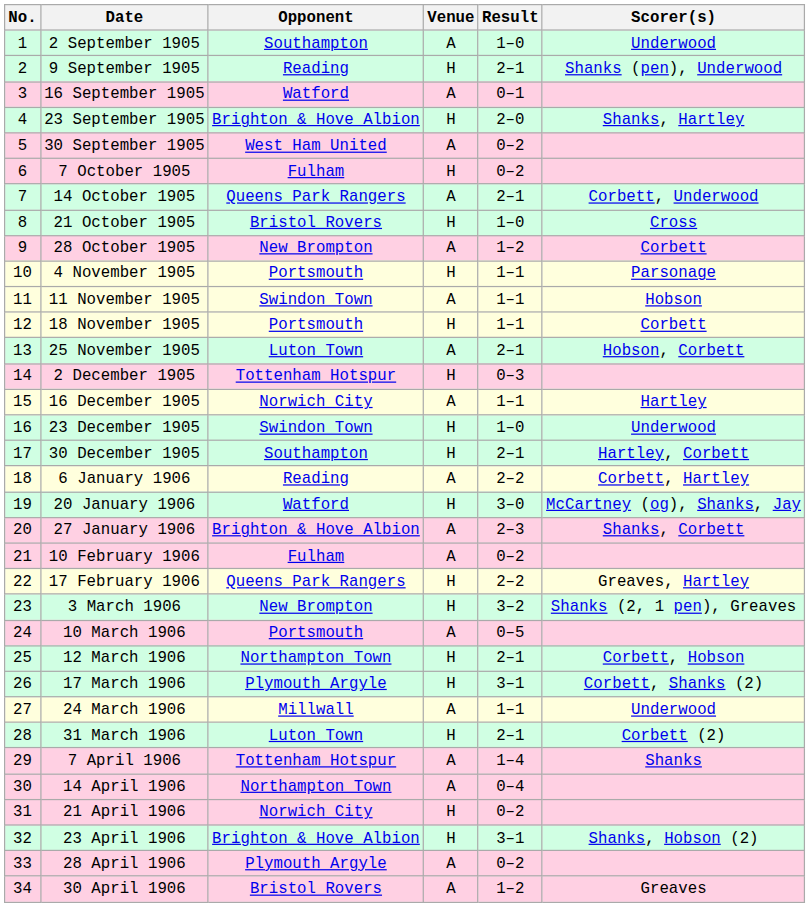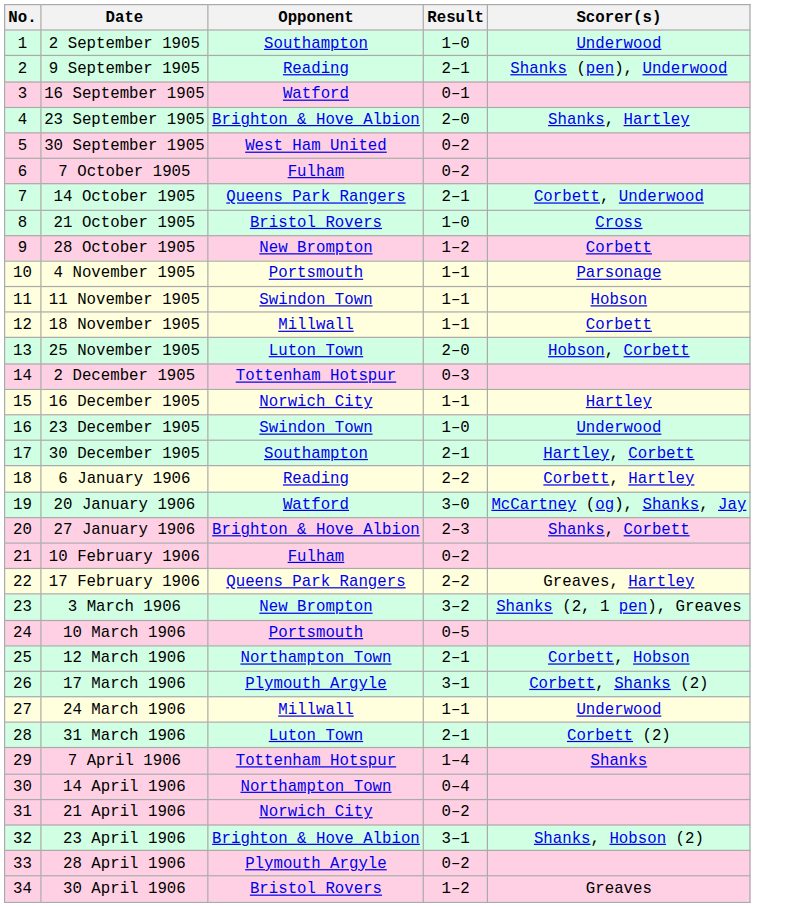- column: (451, 17)
(316, 325) Portsmouth -> (316, 325) Millwall
(510, 351) 2–1 -> (456, 351) 2–0
